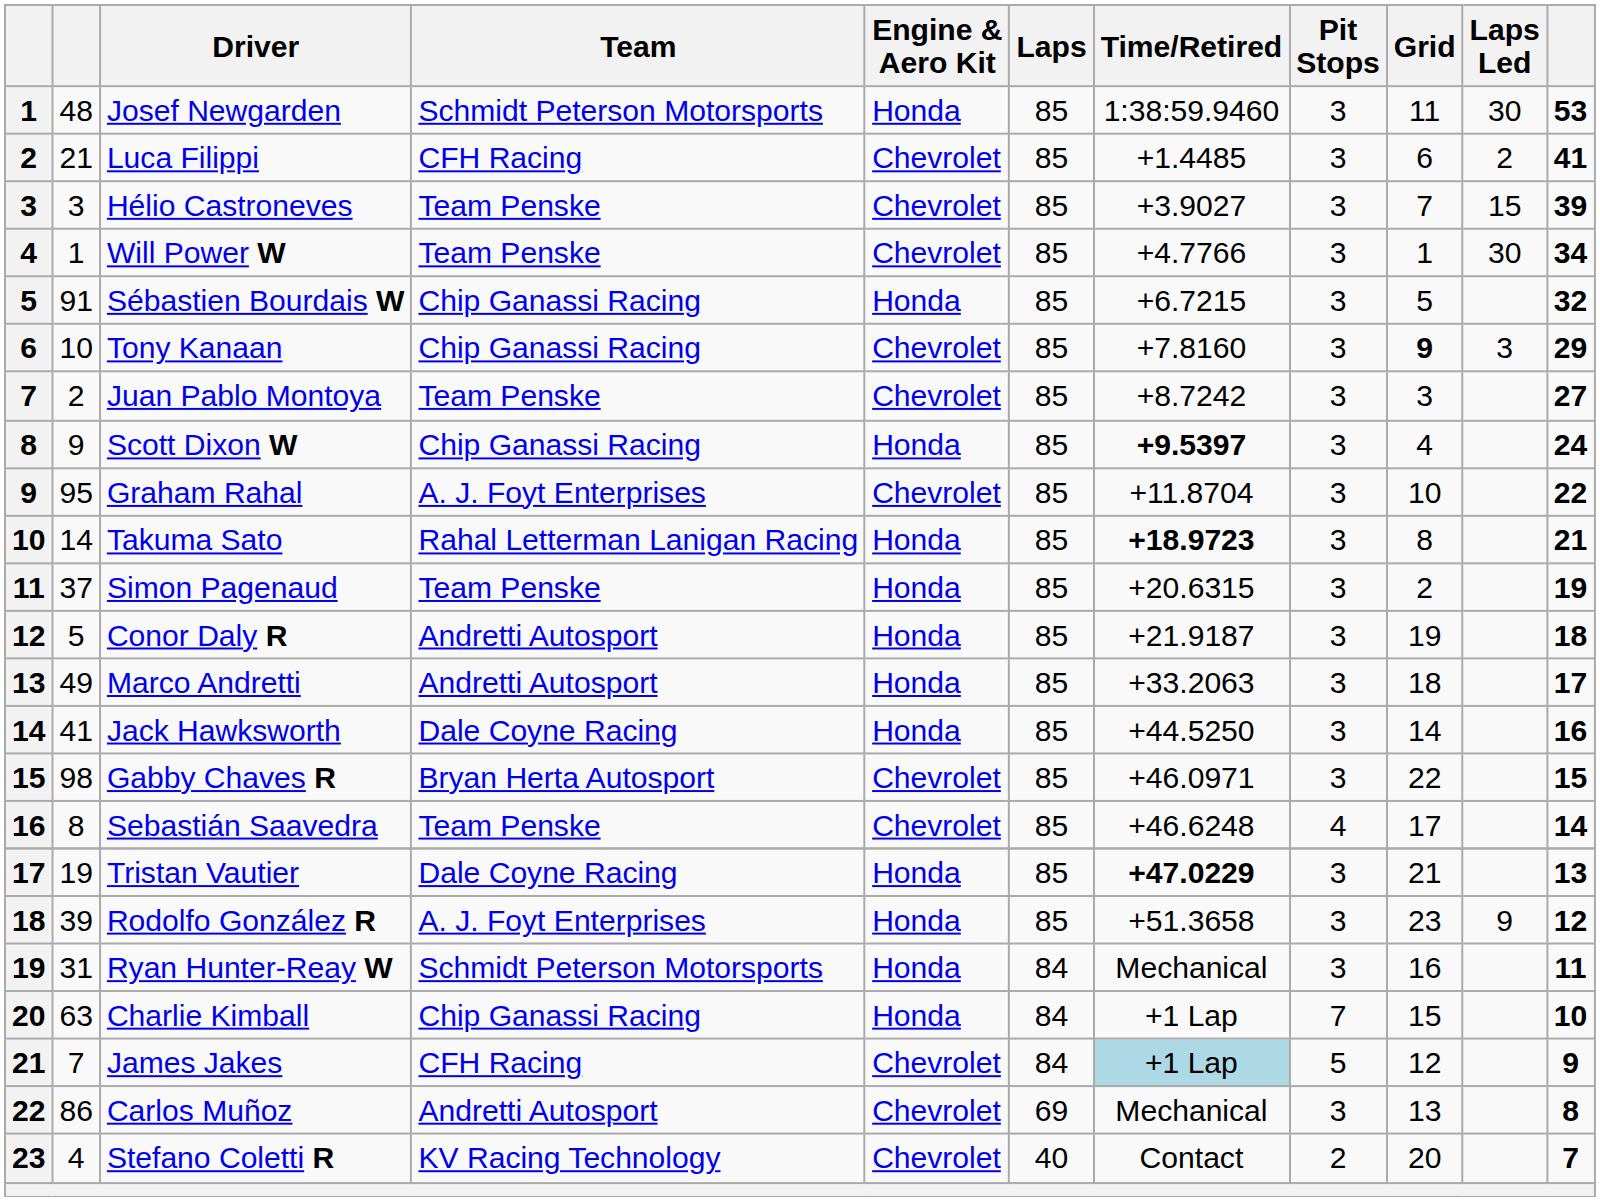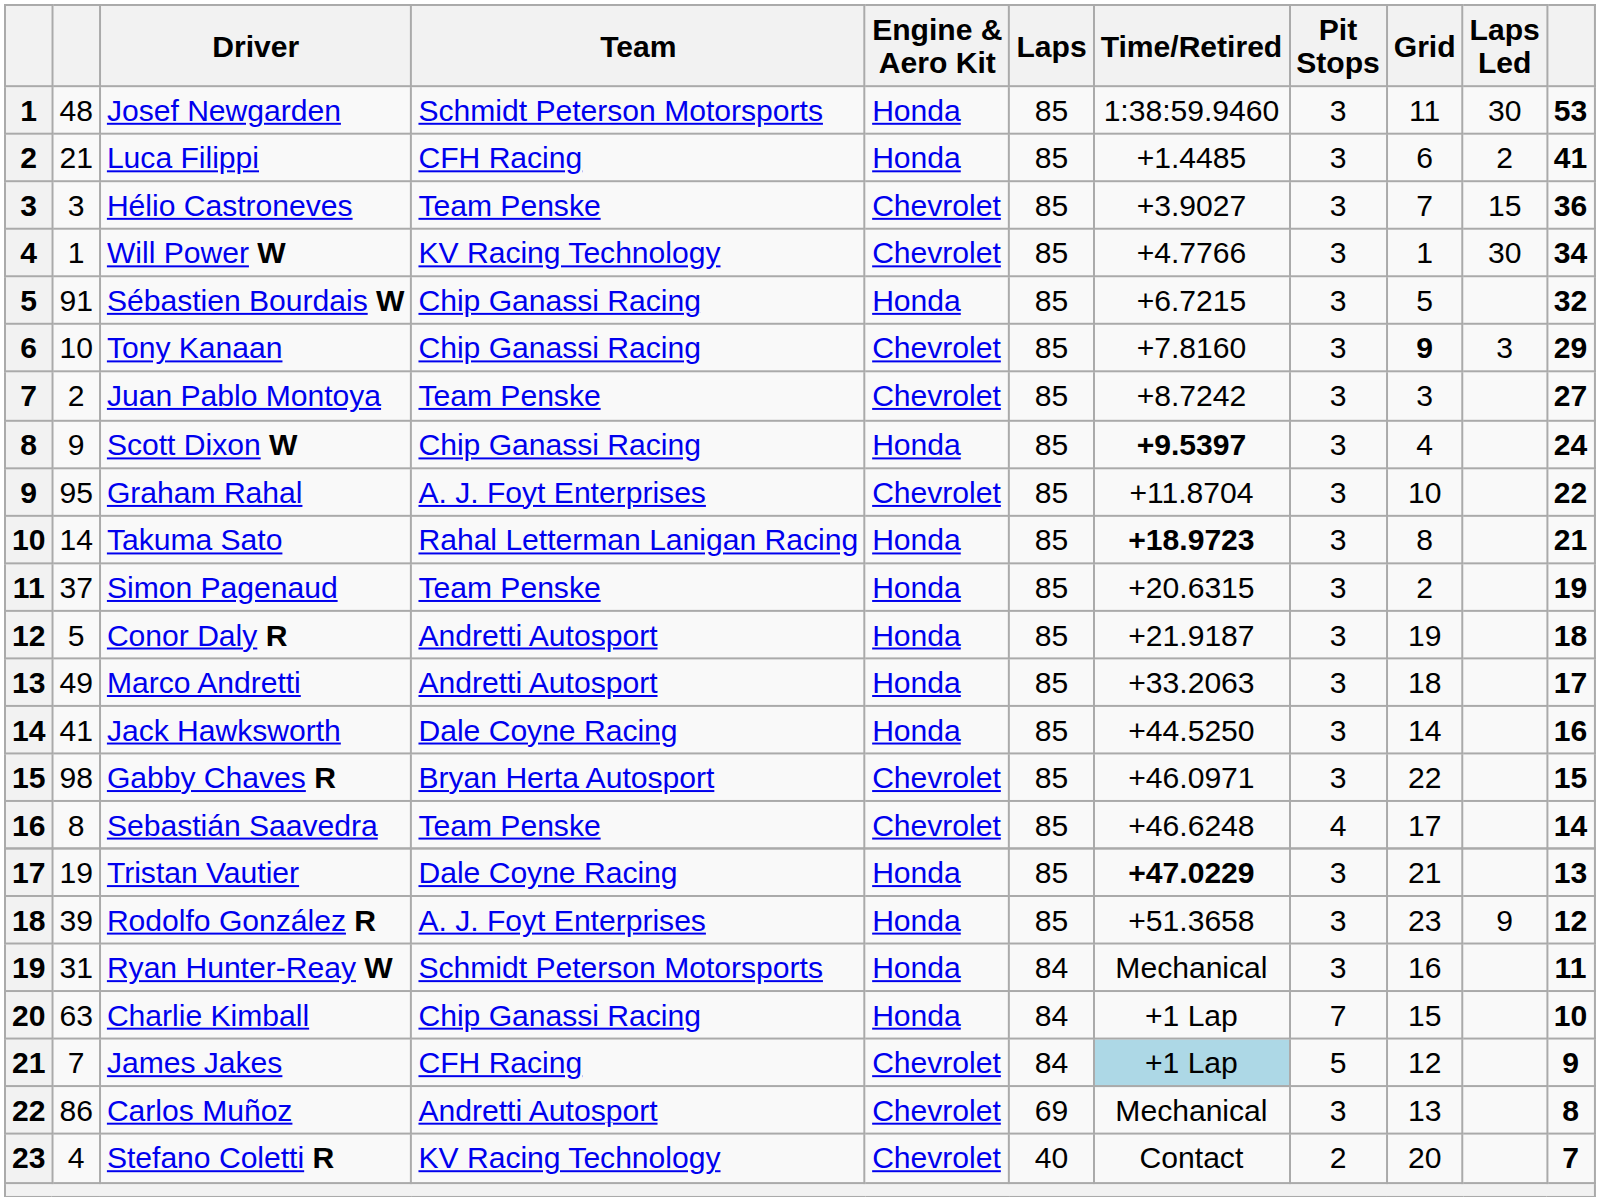(936, 158) Chevrolet -> (916, 158) Honda
(1571, 206) 39 -> (1571, 206) 36
(510, 253) Team Penske -> (569, 253) KV Racing Technology
